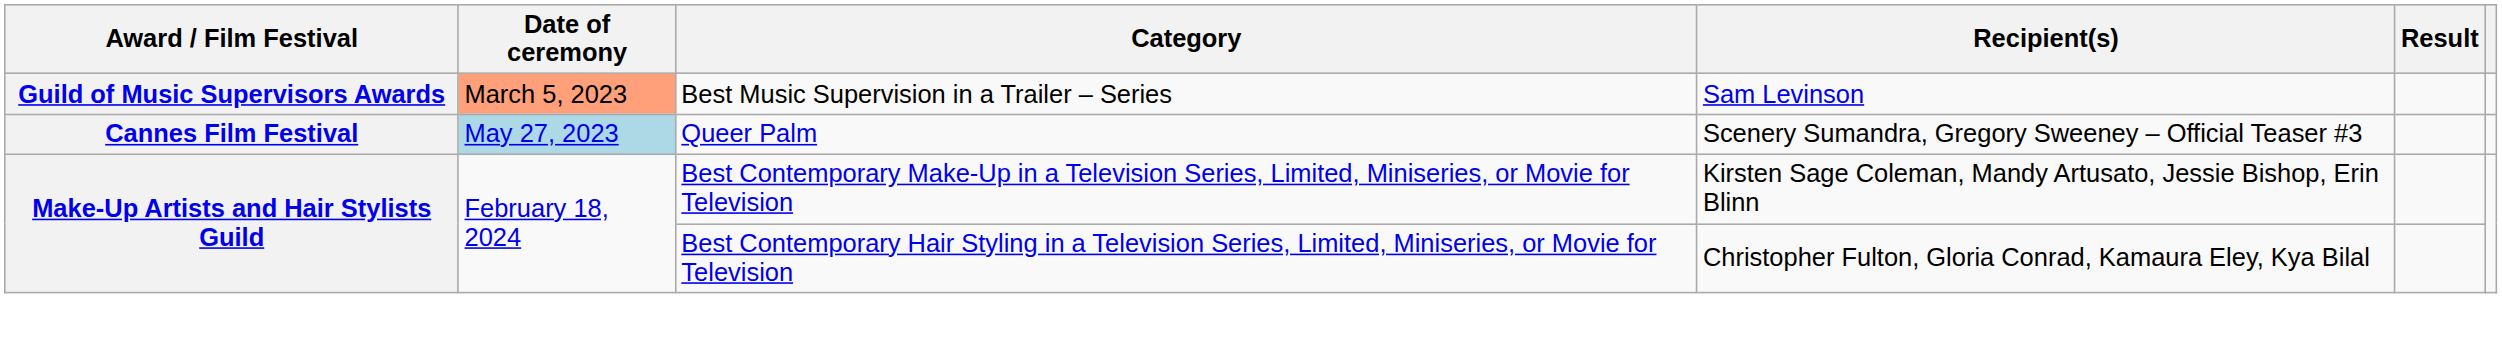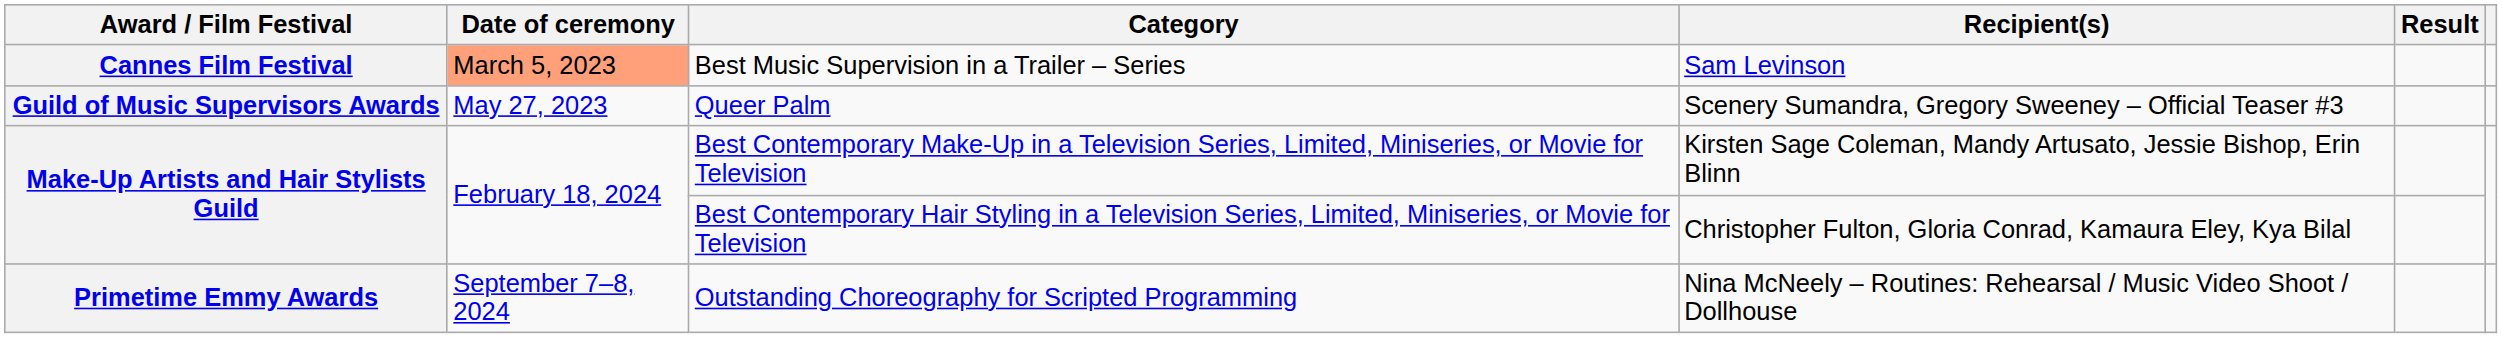(232, 93) Guild of Music Supervisors Awards -> (226, 65) Cannes Film Festival
(232, 133) Cannes Film Festival -> (226, 105) Guild of Music Supervisors Awards
(542, 133) lightblue background -> (530, 105) no background
+ row: (996, 297)
